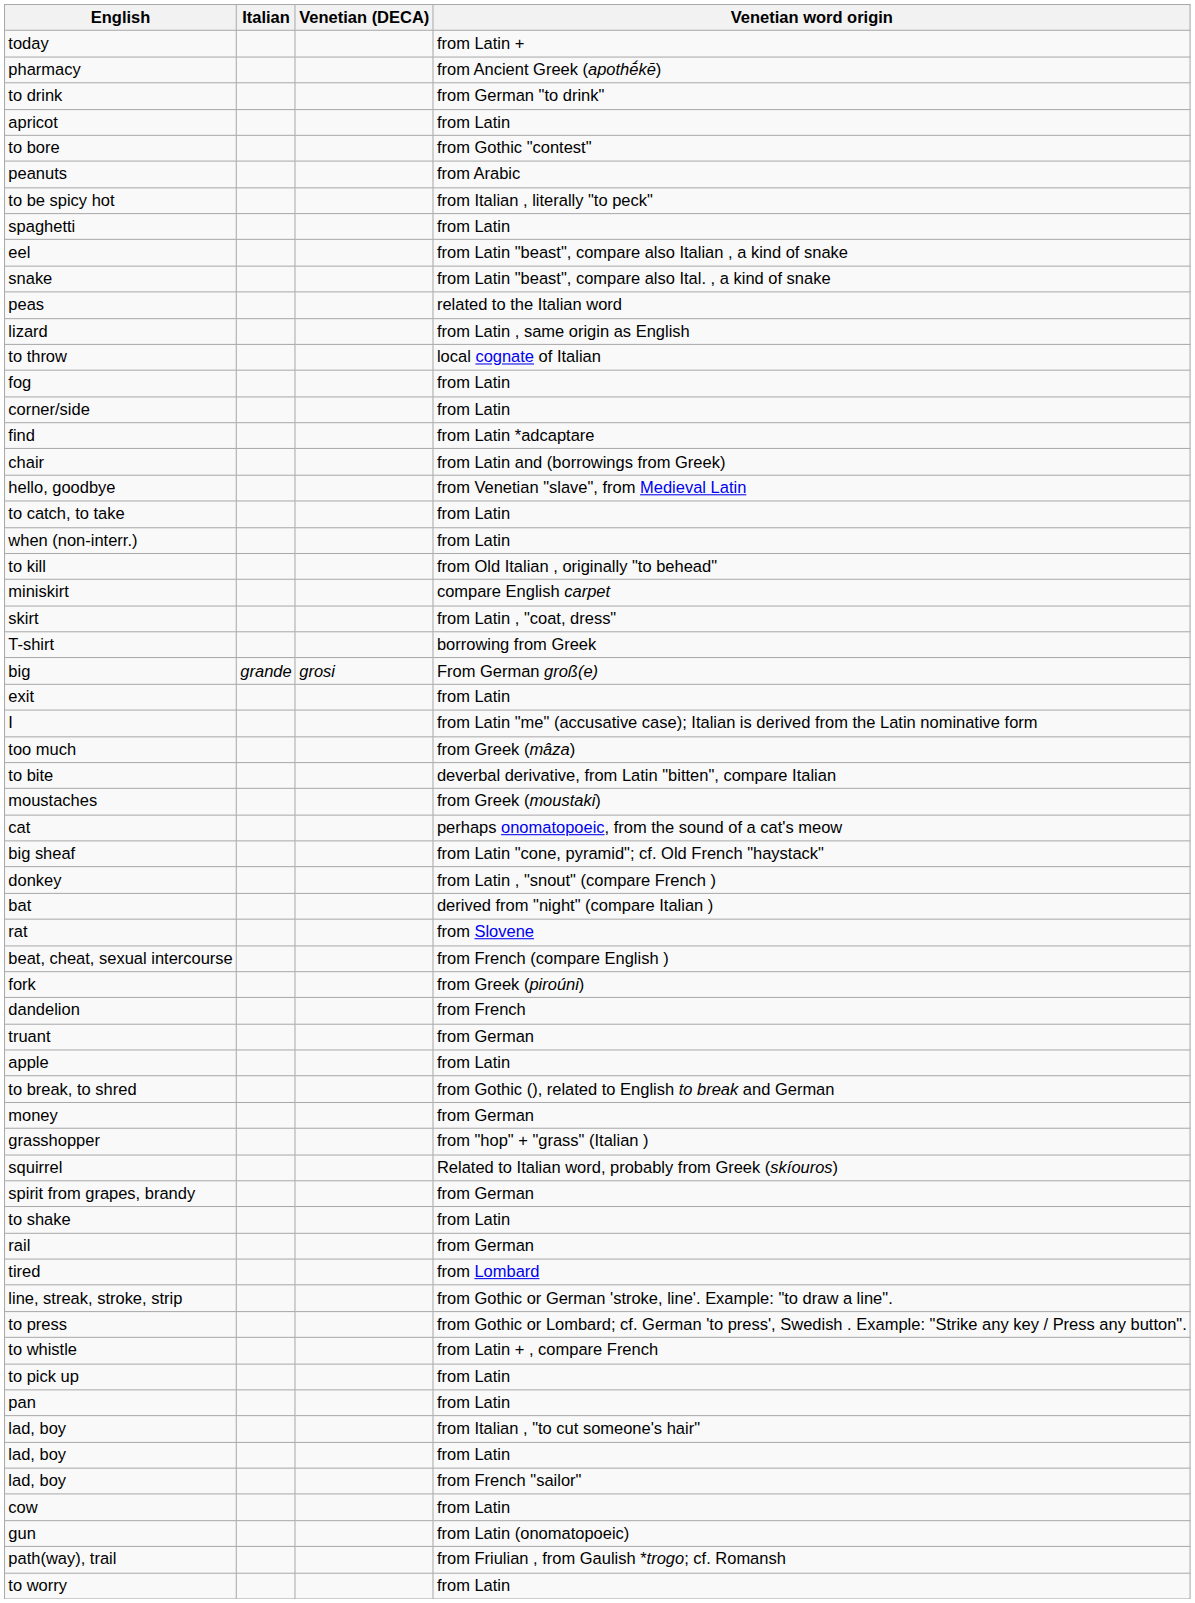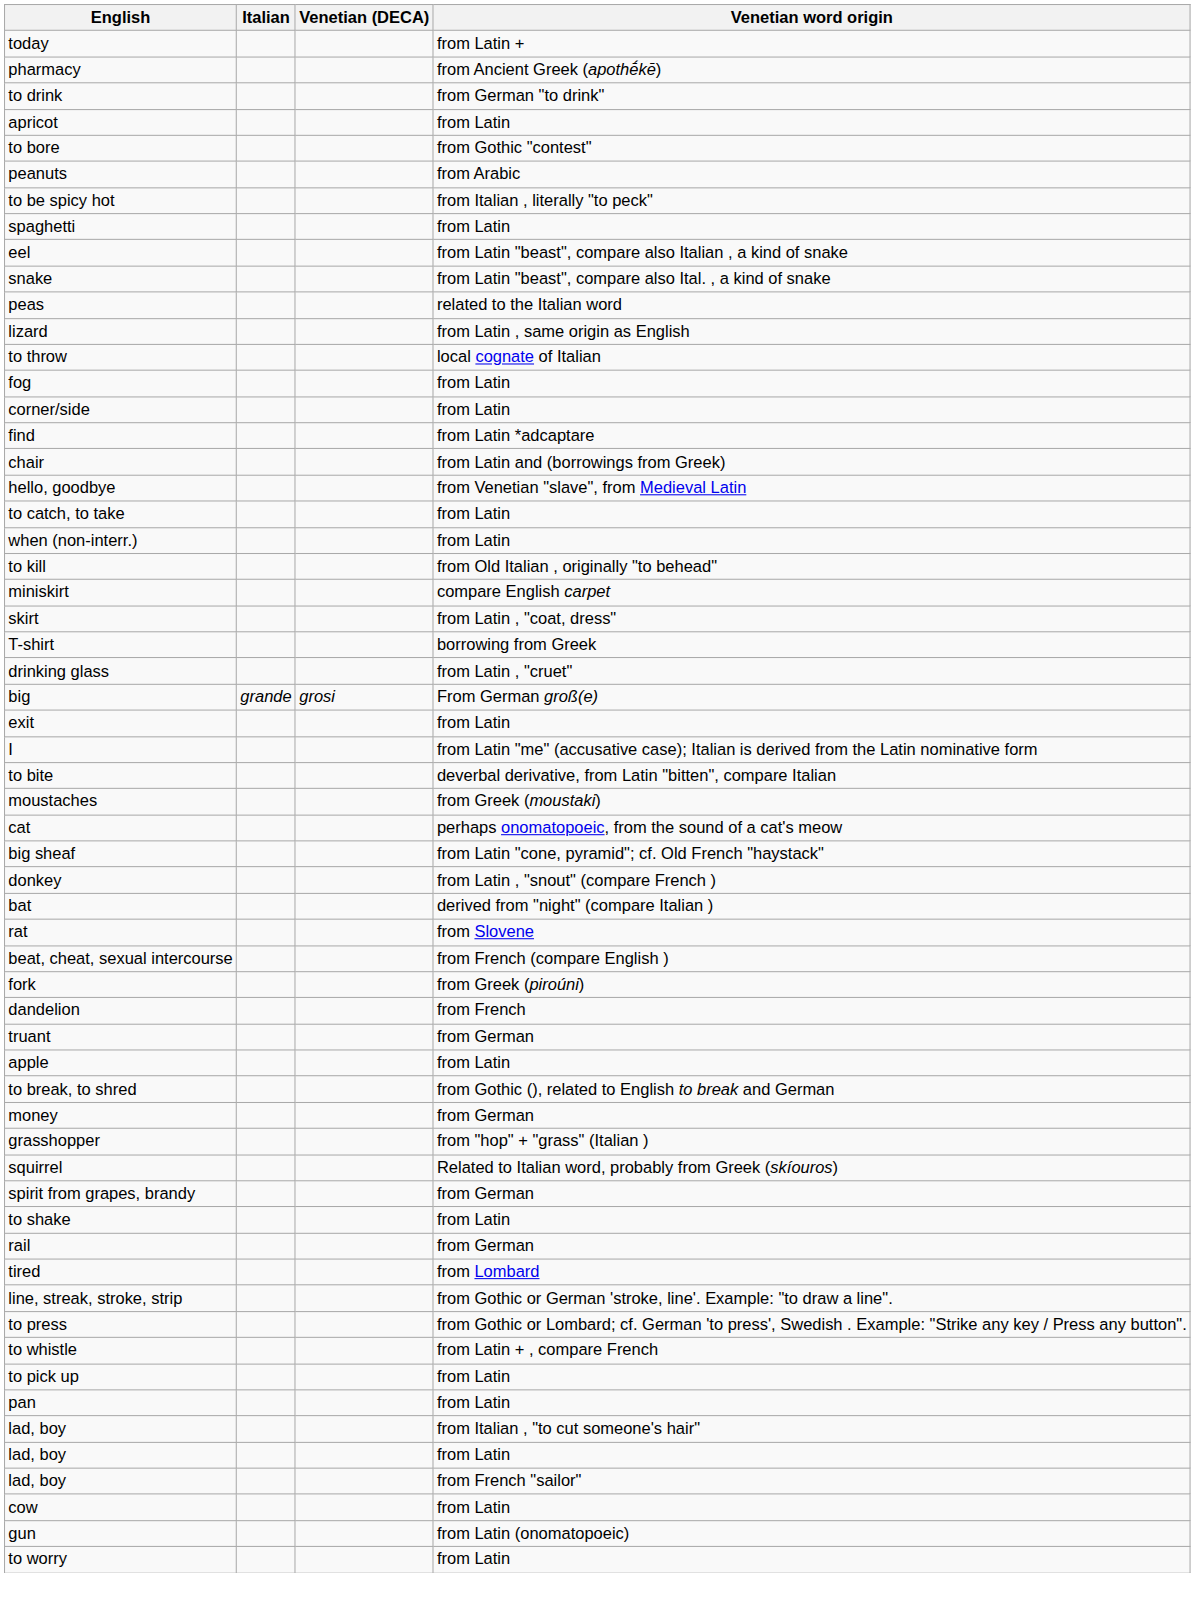+ row: (59, 670)
- row: (42, 749)
- row: (62, 1559)
